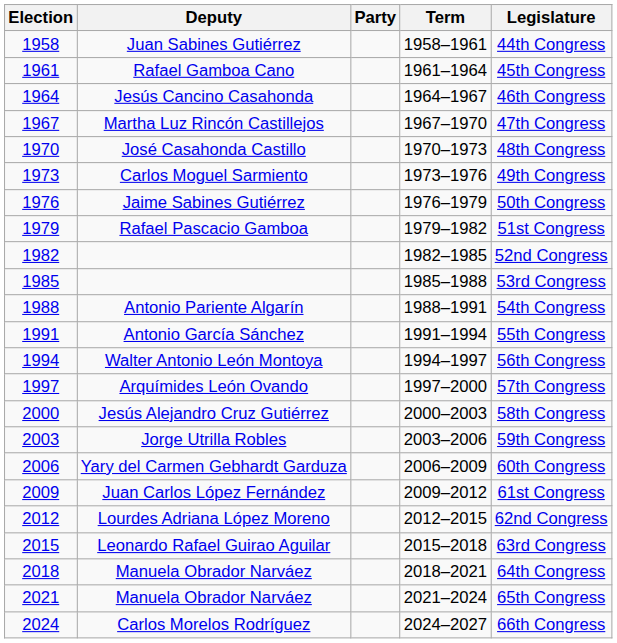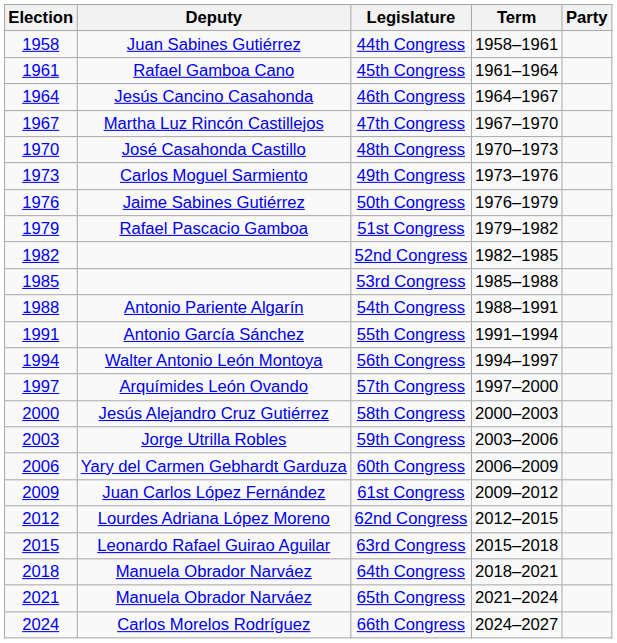columns swapped: (375, 17) <-> (551, 17)
